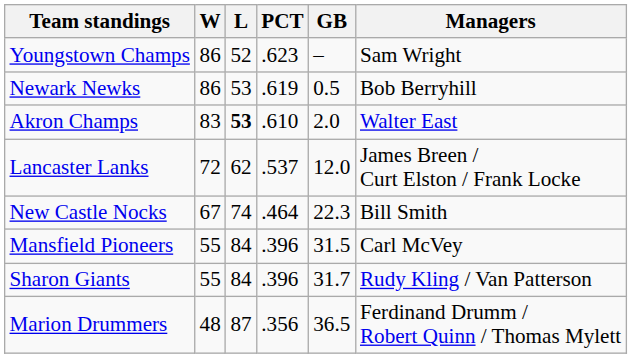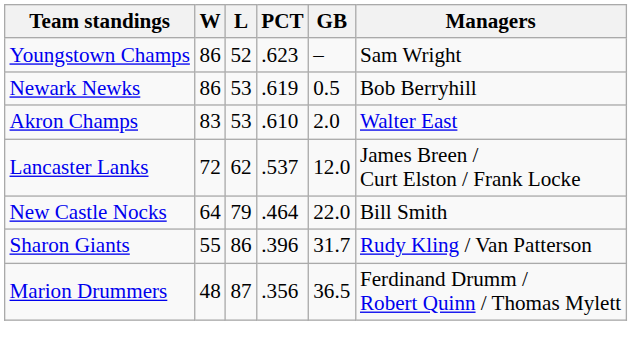(241, 121) bold -> (241, 121) normal
(210, 212) 67 -> (210, 212) 64
(241, 212) 74 -> (241, 212) 79
(332, 212) 22.3 -> (332, 212) 22.0
- row: (91, 245)
(241, 279) 84 -> (241, 245) 86
